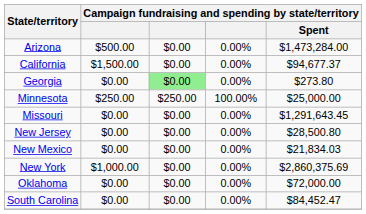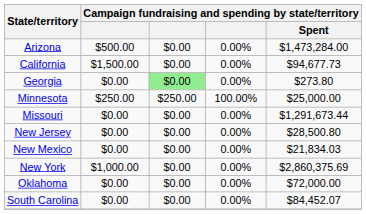(314, 64) $94,677.37 -> (314, 64) $94,677.73
(314, 116) $1,291,643.45 -> (314, 116) $1,291,673.44
(314, 201) $84,452.47 -> (314, 201) $84,452.07
